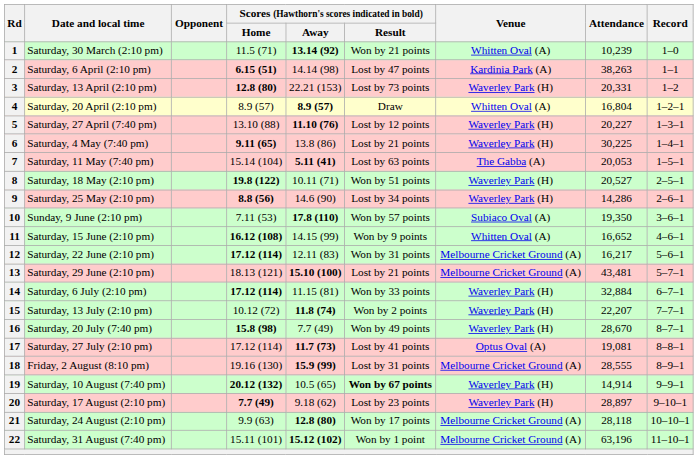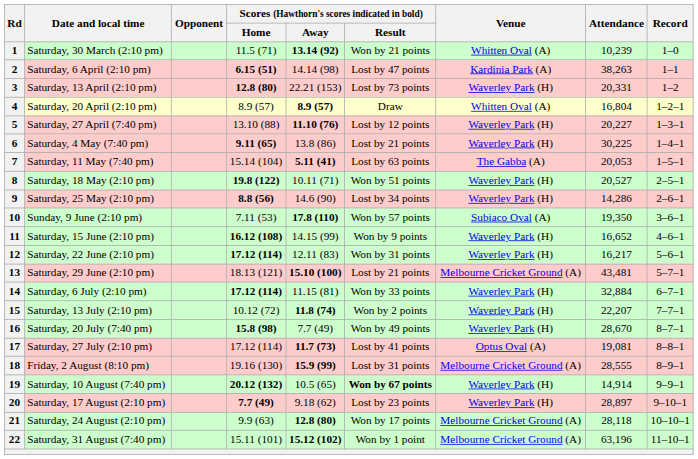(511, 236) Whitten Oval (A) -> (511, 236) Waverley Park (H)
(511, 254) Melbourne Cricket Ground (A) -> (511, 254) Waverley Park (H)
